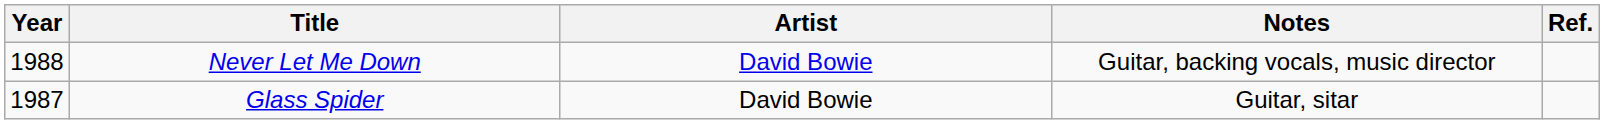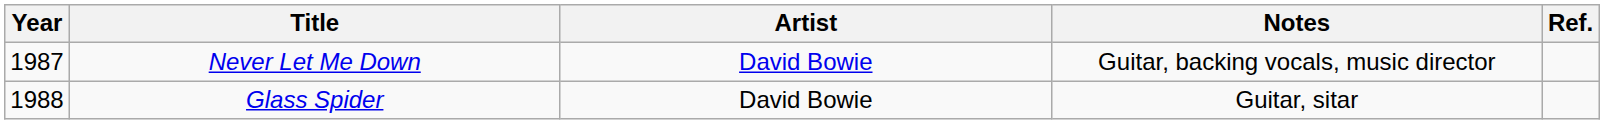(37, 61) 1988 -> (37, 61) 1987
(37, 99) 1987 -> (37, 99) 1988
